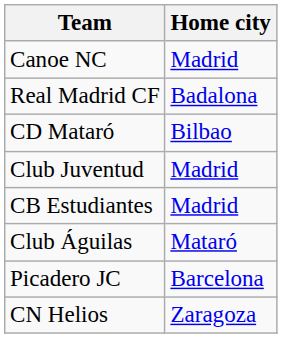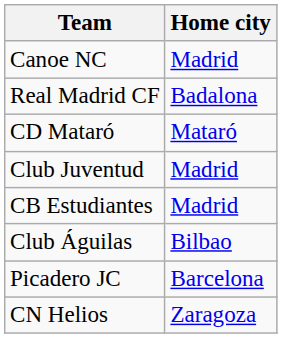(201, 132) Bilbao -> (204, 132) Mataró
(204, 242) Mataró -> (201, 242) Bilbao
